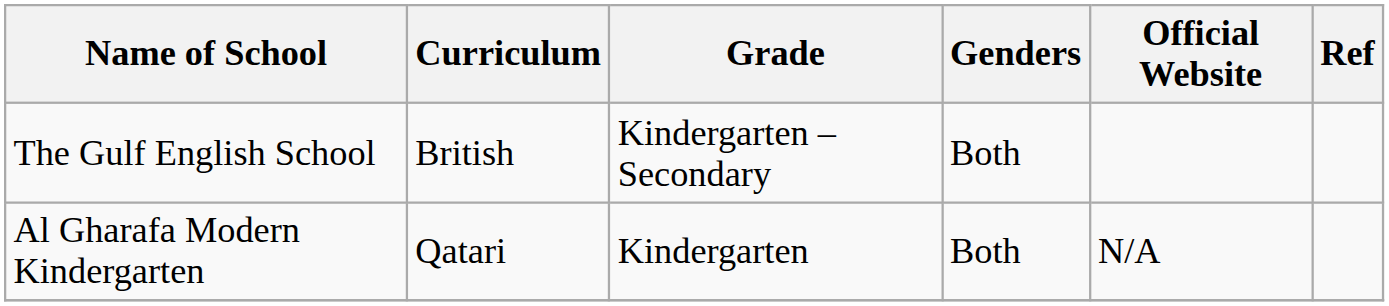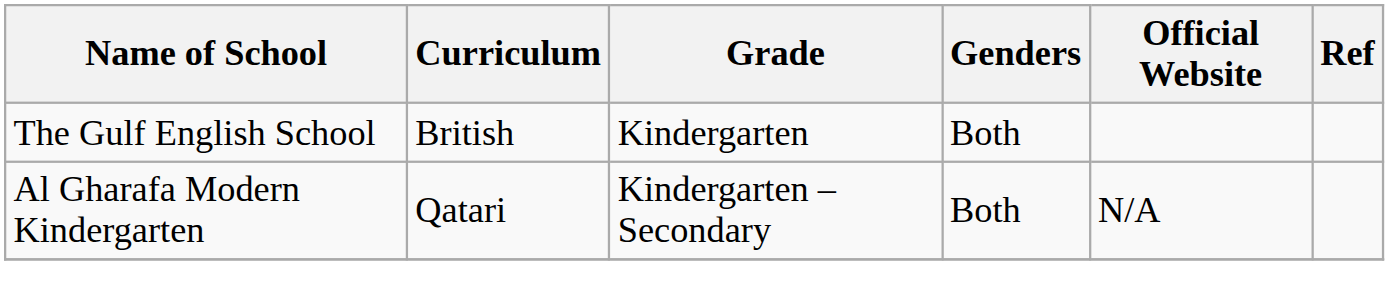(727, 152) Kindergarten – Secondary -> (713, 131) Kindergarten
(713, 250) Kindergarten -> (727, 209) Kindergarten – Secondary
